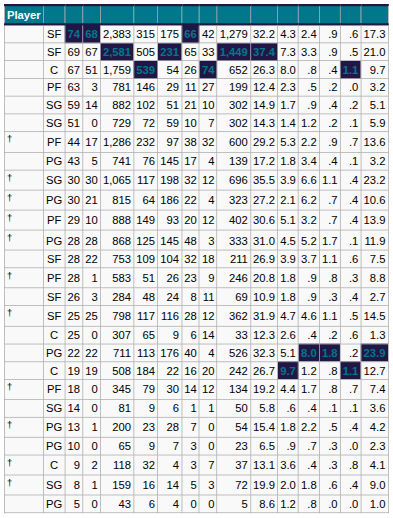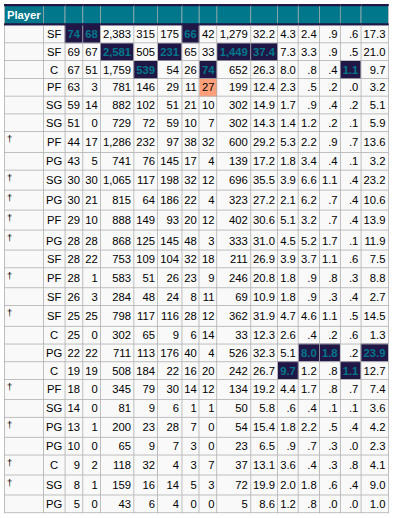(208, 88) no background -> (208, 88) lightsalmon background
(122, 335) 307 -> (122, 335) 302
